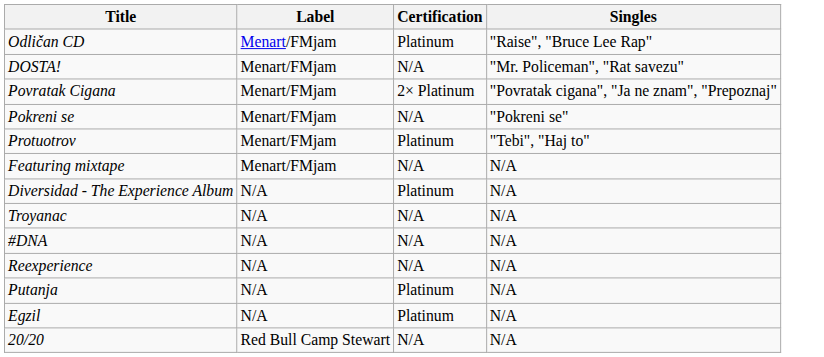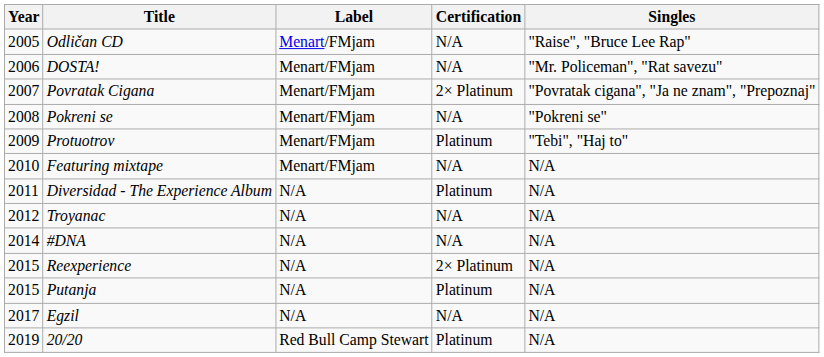+ column: (24, 16)
(426, 41) Platinum -> (449, 41) N/A
(411, 265) N/A -> (474, 265) 2× Platinum
(426, 315) Platinum -> (449, 315) N/A
(411, 340) N/A -> (464, 340) Platinum
